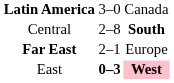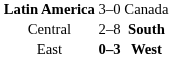- row: (49, 49)
(146, 69) pink background -> (146, 49) no background
